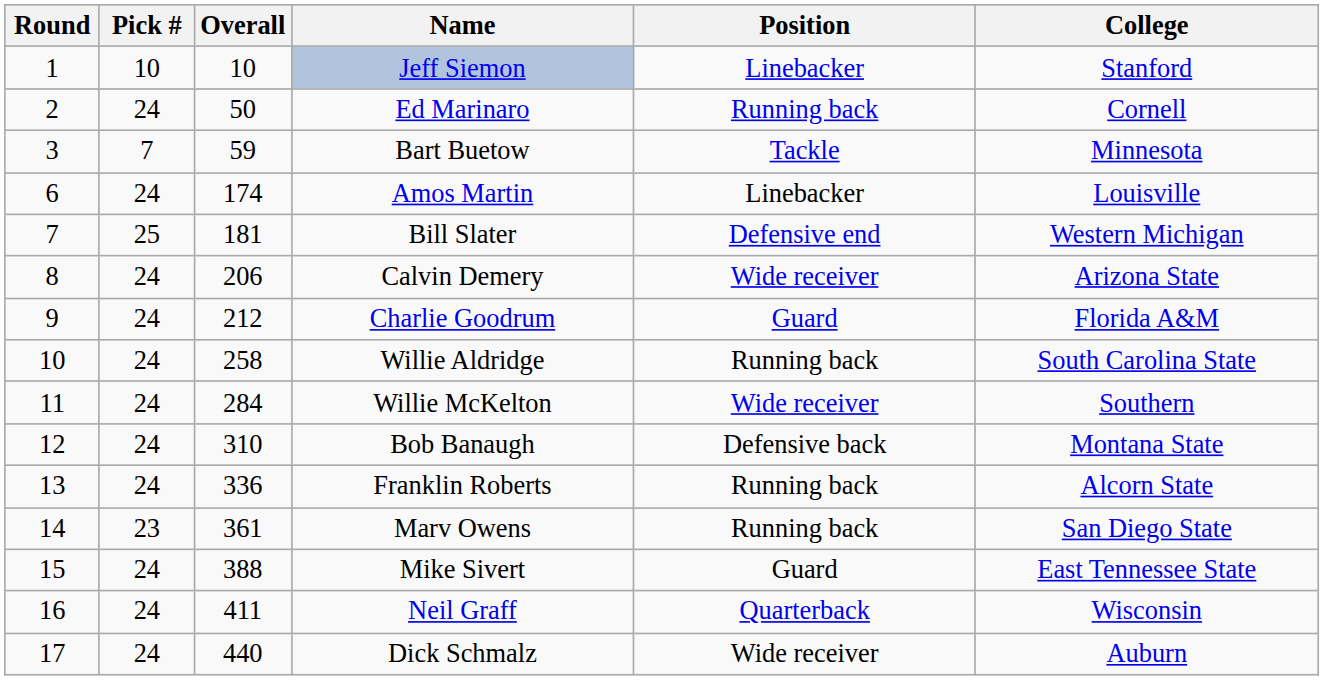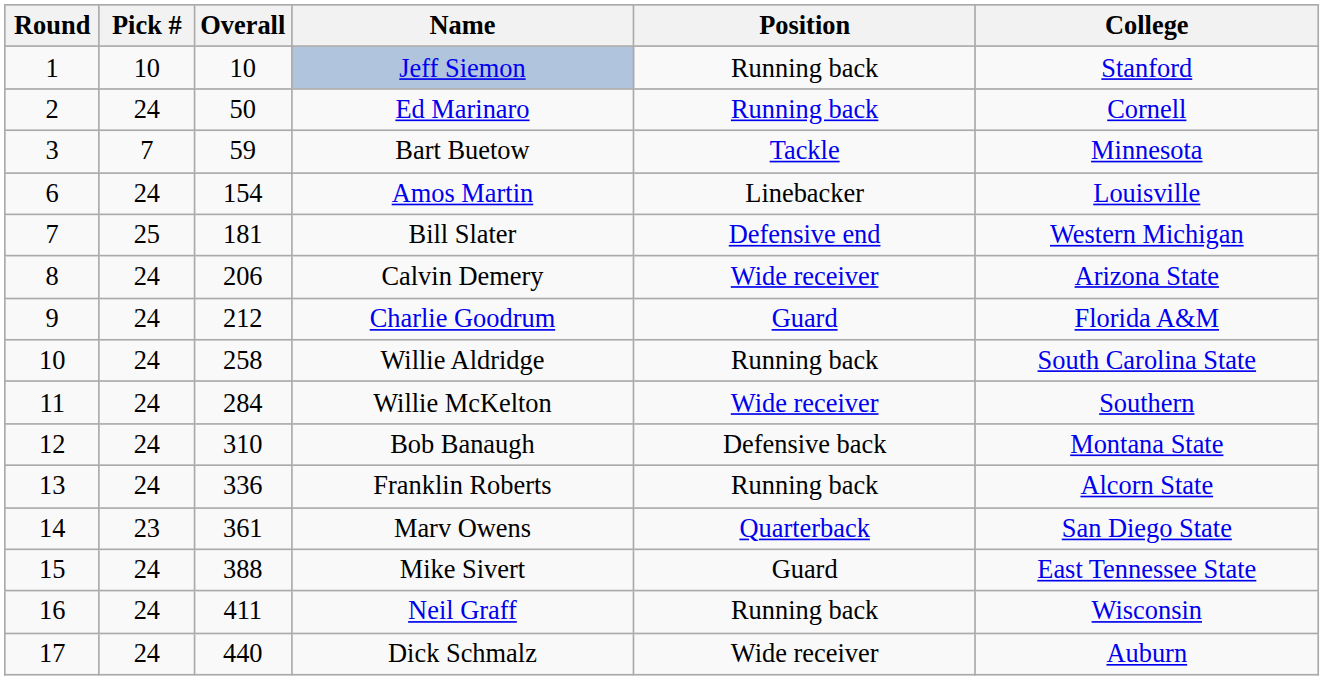(805, 67) Linebacker -> (805, 67) Running back
(243, 192) 174 -> (243, 192) 154
(805, 527) Running back -> (805, 527) Quarterback
(805, 611) Quarterback -> (805, 611) Running back
